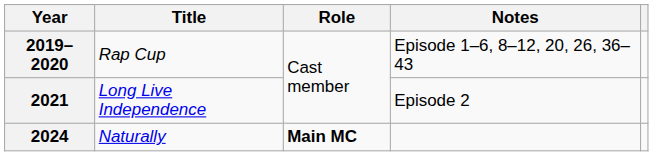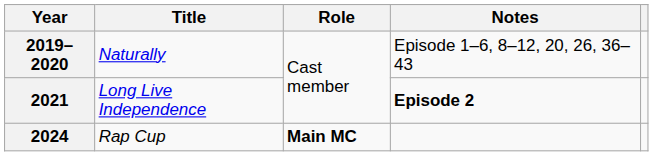(132, 54) Rap Cup -> (132, 54) Naturally
(432, 100) normal -> (434, 100) bold
(132, 136) Naturally -> (132, 136) Rap Cup
